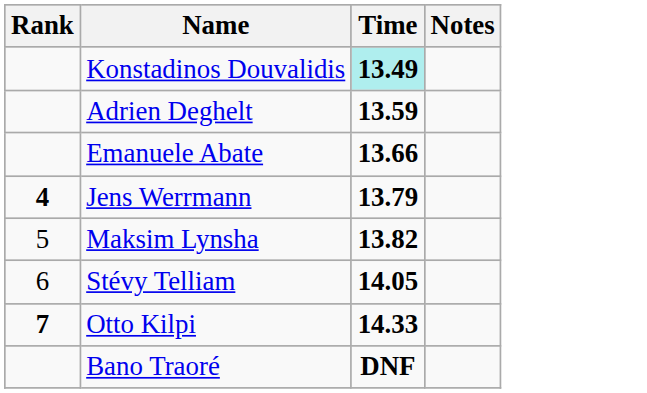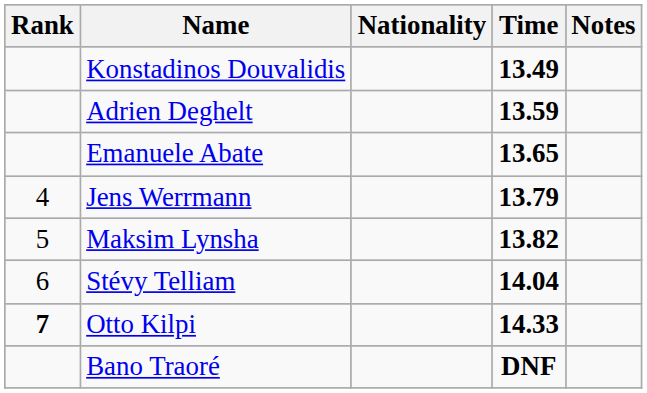+ column: (422, 25)
(388, 68) paleturquoise background -> (529, 68) no background
(388, 153) 13.66 -> (529, 153) 13.65
(42, 196) bold -> (42, 196) normal
(388, 281) 14.05 -> (529, 281) 14.04
